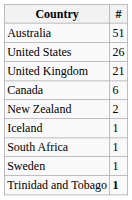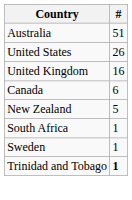(119, 71) 21 -> (119, 71) 16
(116, 109) 2 -> (116, 109) 5
- row: (25, 128)
